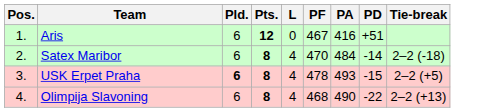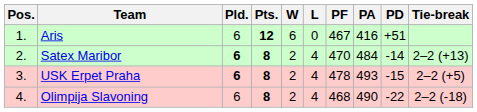+ column: (292, 14)
(237, 55) normal -> (237, 55) bold
(418, 55) 2–2 (-18) -> (441, 55) 2–2 (+13)
(418, 96) 2–2 (+13) -> (441, 96) 2–2 (-18)
